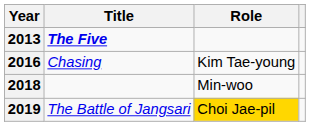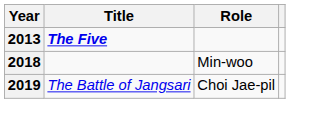- row: (24, 62)
(236, 109) gold background -> (236, 86) no background
